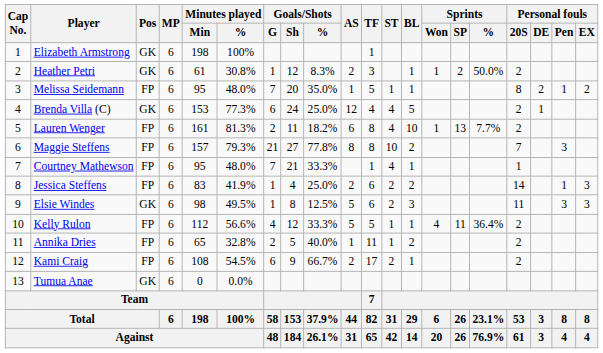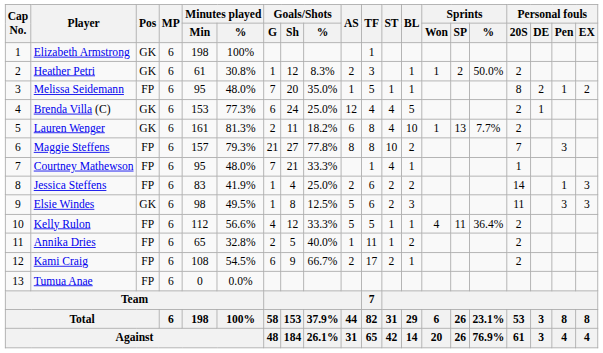(148, 128) FP -> (148, 128) GK
(148, 280) GK -> (148, 280) FP
